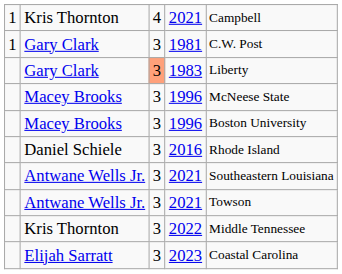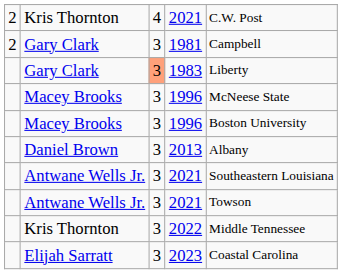(13, 17) 1 -> (13, 17) 2
(235, 17) Campbell -> (236, 17) C.W. Post
(13, 44) 1 -> (13, 44) 2
(236, 44) C.W. Post -> (235, 44) Campbell
+ row: (71, 149)
- row: (73, 149)
